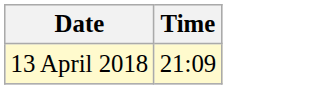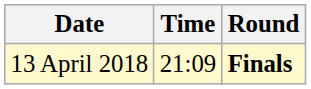+ column: (263, 24)
